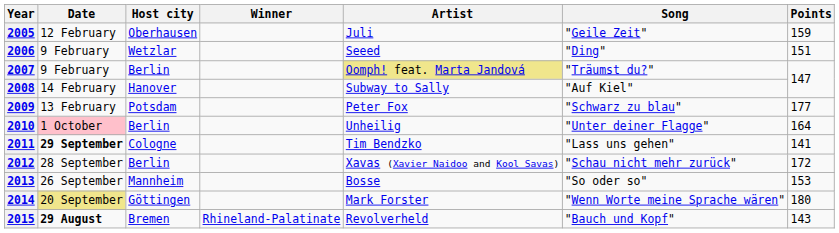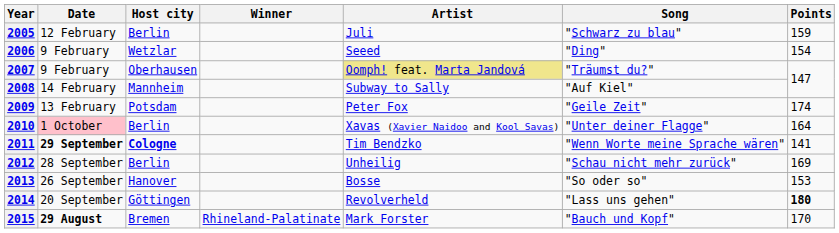(163, 32) Oberhausen -> (149, 32) Berlin
(606, 32) "Geile Zeit" -> (623, 32) "Schwarz zu blau"
(801, 51) 151 -> (801, 51) 154
(149, 70) Berlin -> (163, 70) Oberhausen
(152, 88) Hanover -> (156, 88) Mannheim
(623, 107) "Schwarz zu blau" -> (606, 107) "Geile Zeit"
(801, 107) 177 -> (801, 107) 174
(373, 126) Unheilig -> (453, 126) Xavas (Xavier Naidoo and Kool Savas)
(152, 144) normal -> (152, 144) bold
(620, 144) "Lass uns gehen" -> (675, 144) "Wenn Worte meine Sprache wären"
(453, 163) Xavas (Xavier Naidoo and Kool Savas) -> (373, 163) Unheilig
(801, 163) 172 -> (801, 163) 169
(156, 182) Mannheim -> (152, 182) Hanover
(81, 200) khaki background -> (81, 200) no background
(387, 200) Mark Forster -> (387, 200) Revolverheld
(675, 200) "Wenn Worte meine Sprache wären" -> (620, 200) "Lass uns gehen"
(801, 200) normal -> (801, 200) bold
(387, 219) Revolverheld -> (387, 219) Mark Forster
(801, 219) 143 -> (801, 219) 170
